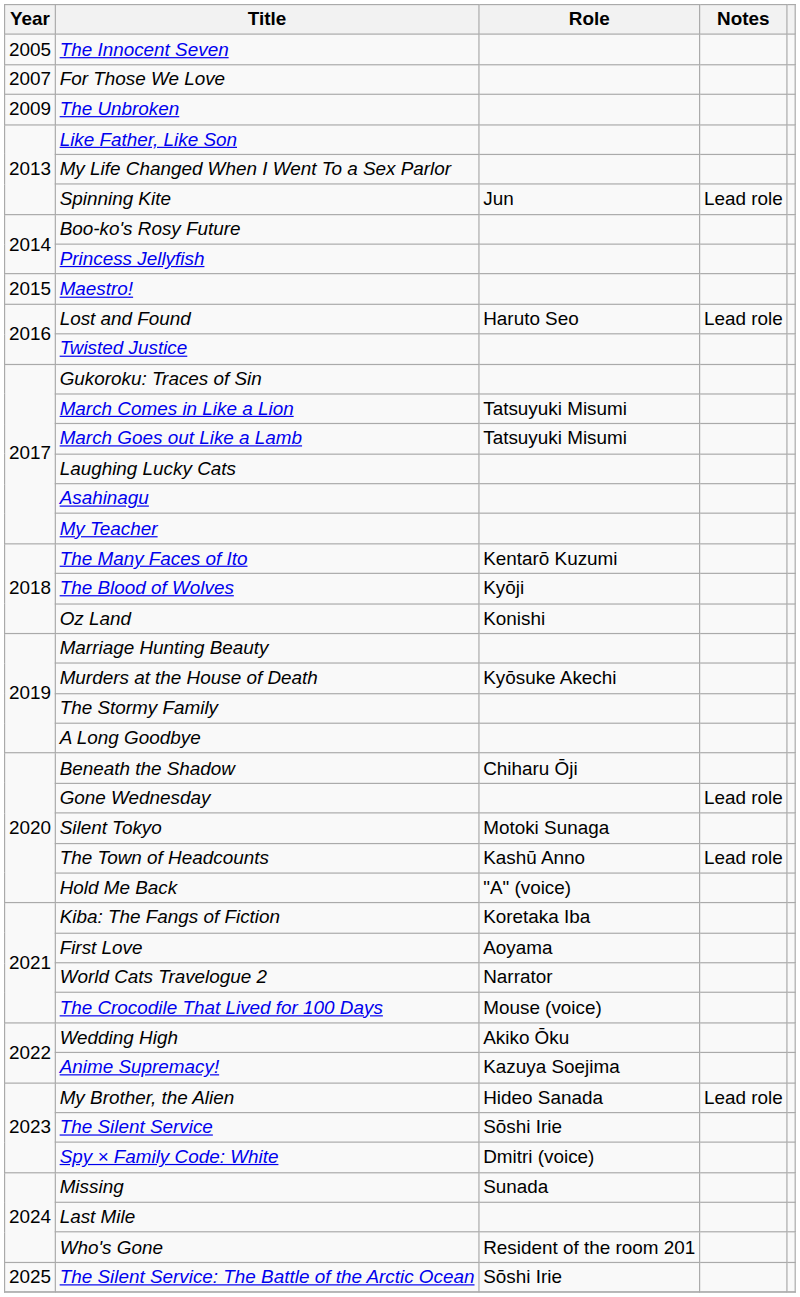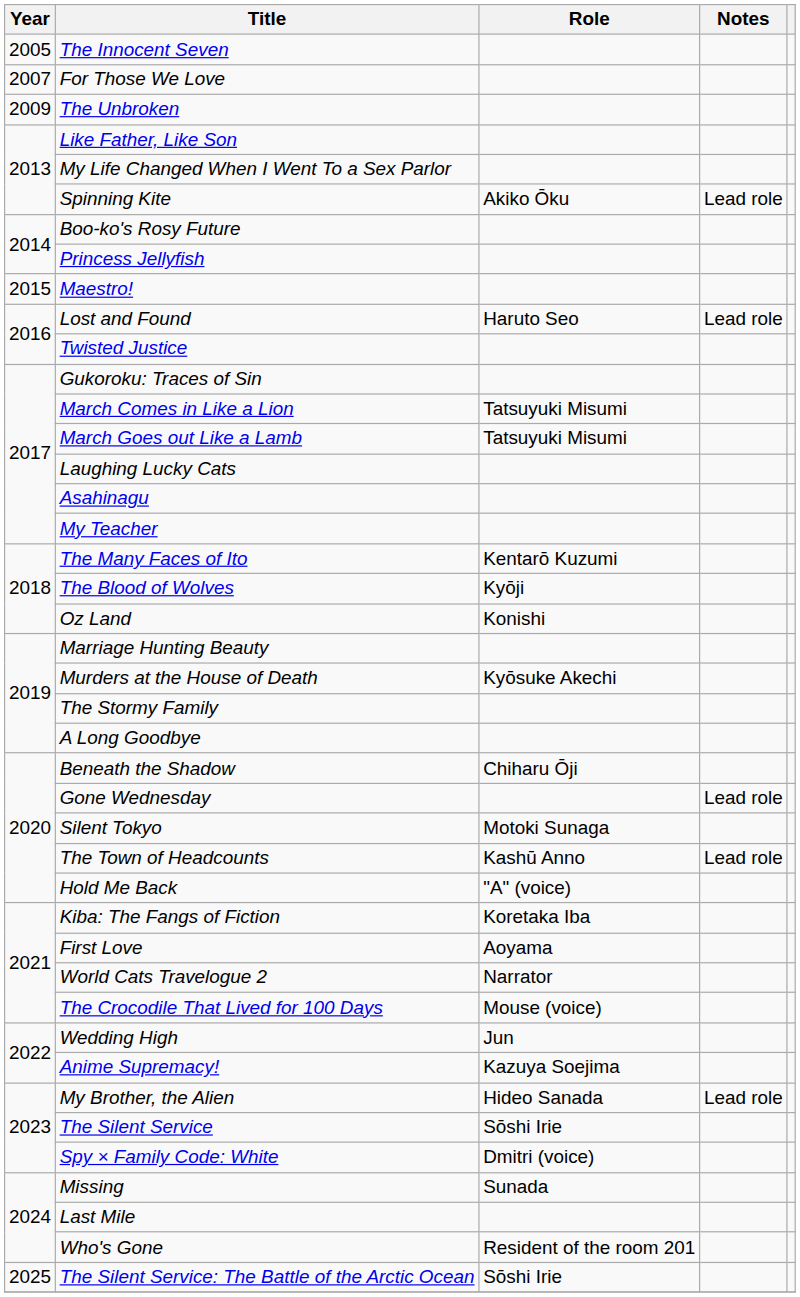(498, 199) Jun -> (526, 199) Akiko Ōku
(526, 1037) Akiko Ōku -> (498, 1037) Jun
